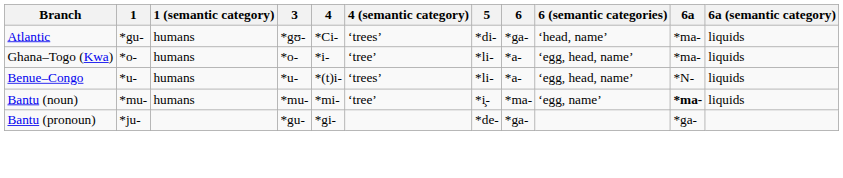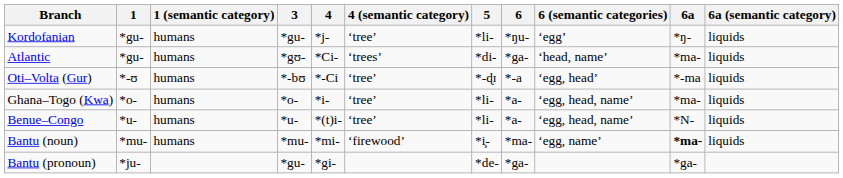+ row: (41, 36)
+ row: (50, 78)
(365, 78) ‘trees’ -> (362, 120) ‘tree’
(362, 99) ‘tree’ -> (376, 141) ‘firewood’
